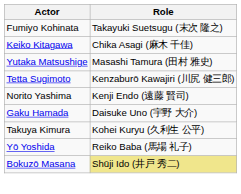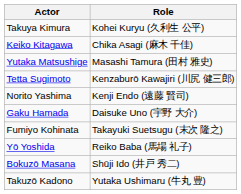rows swapped: (38, 130) <-> (43, 28)
(136, 164) khaki background -> (136, 164) no background
+ row: (40, 181)
